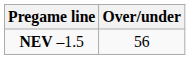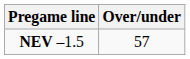(142, 41) 56 -> (142, 41) 57
